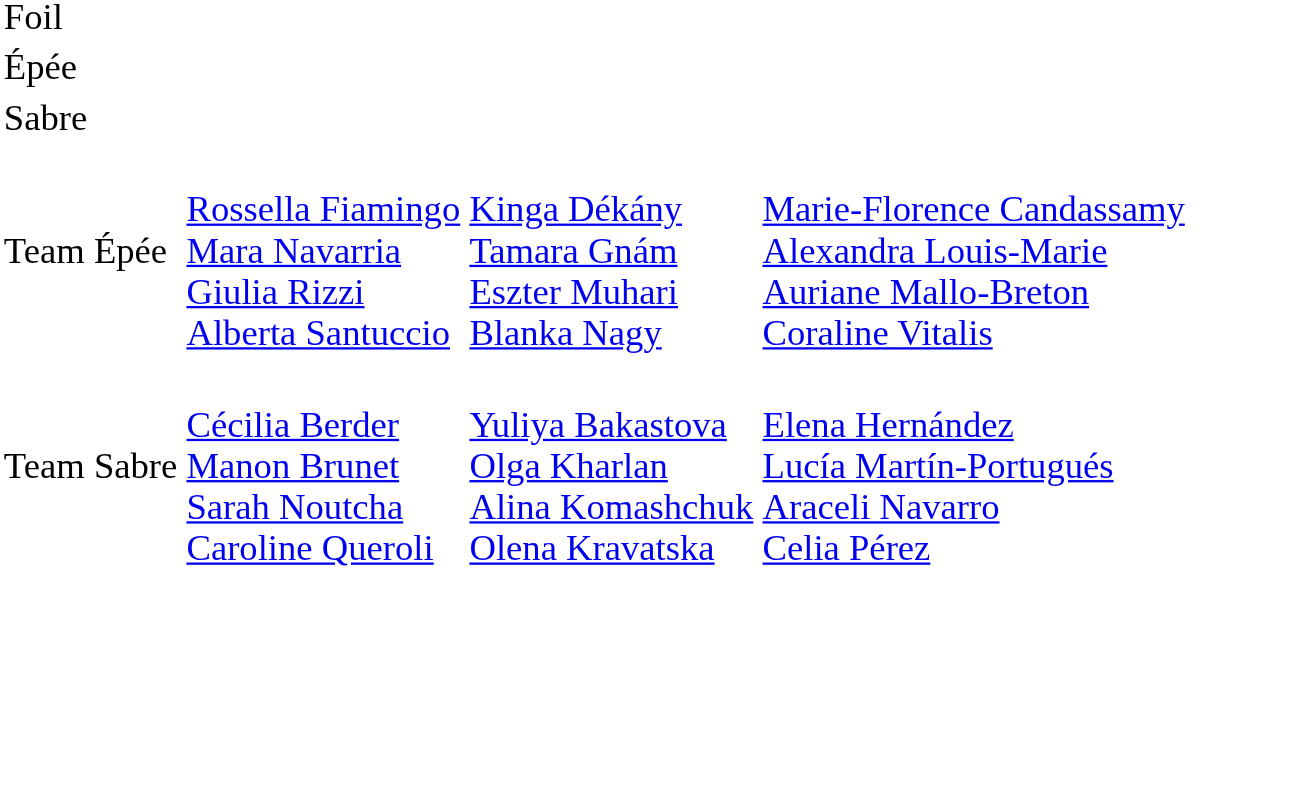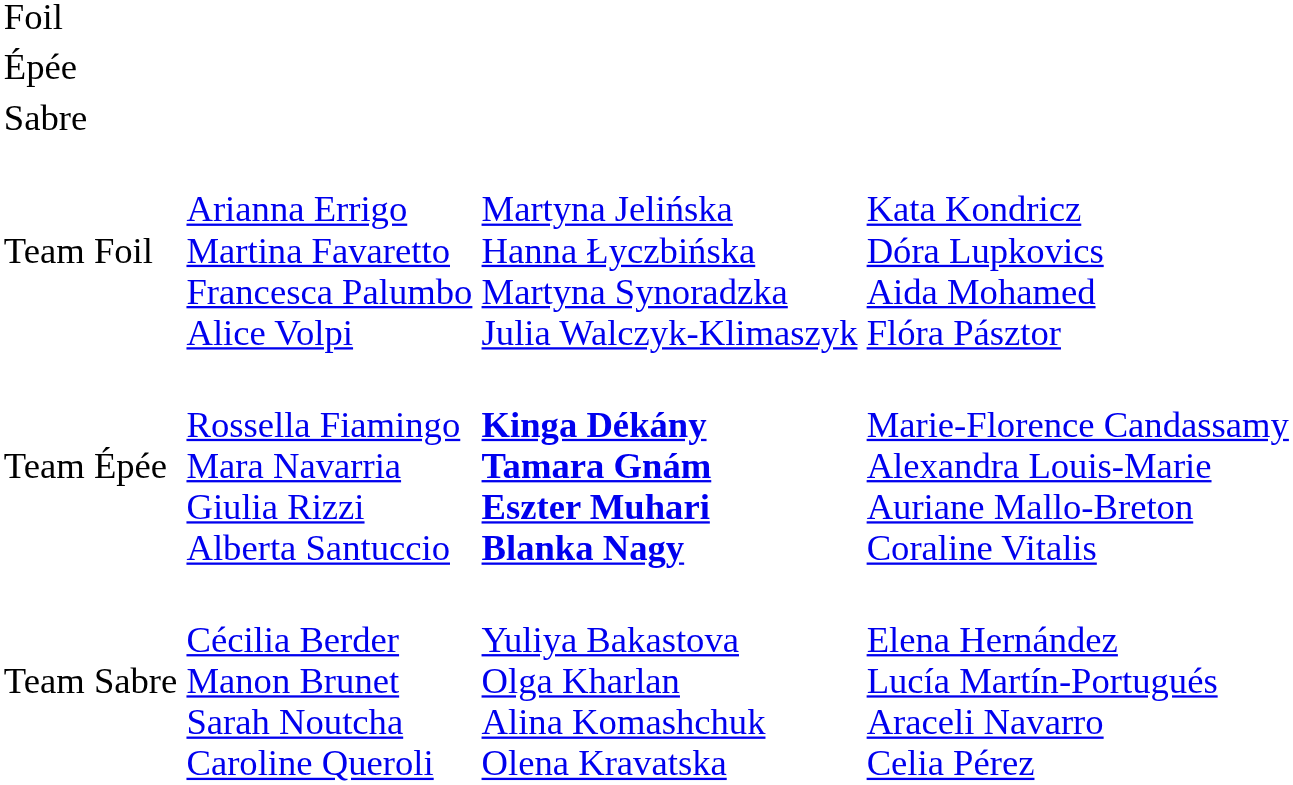+ row: (78, 250)
(576, 271) normal -> (596, 486) bold
